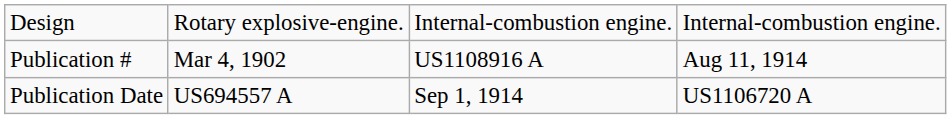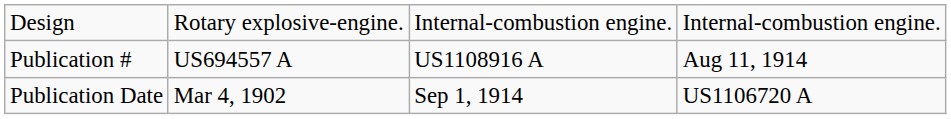(230, 58) Mar 4, 1902 -> (233, 58) US694557 A
(233, 95) US694557 A -> (230, 95) Mar 4, 1902
